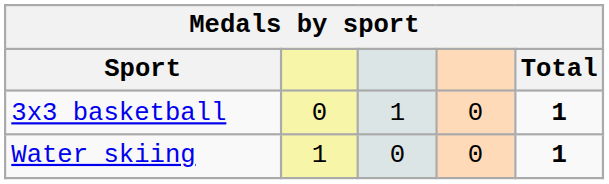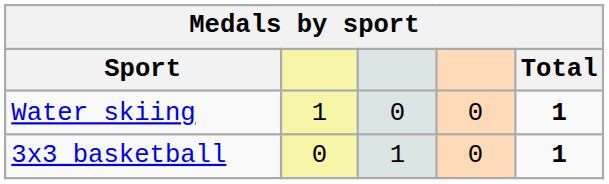rows swapped: (103, 155) <-> (119, 112)
